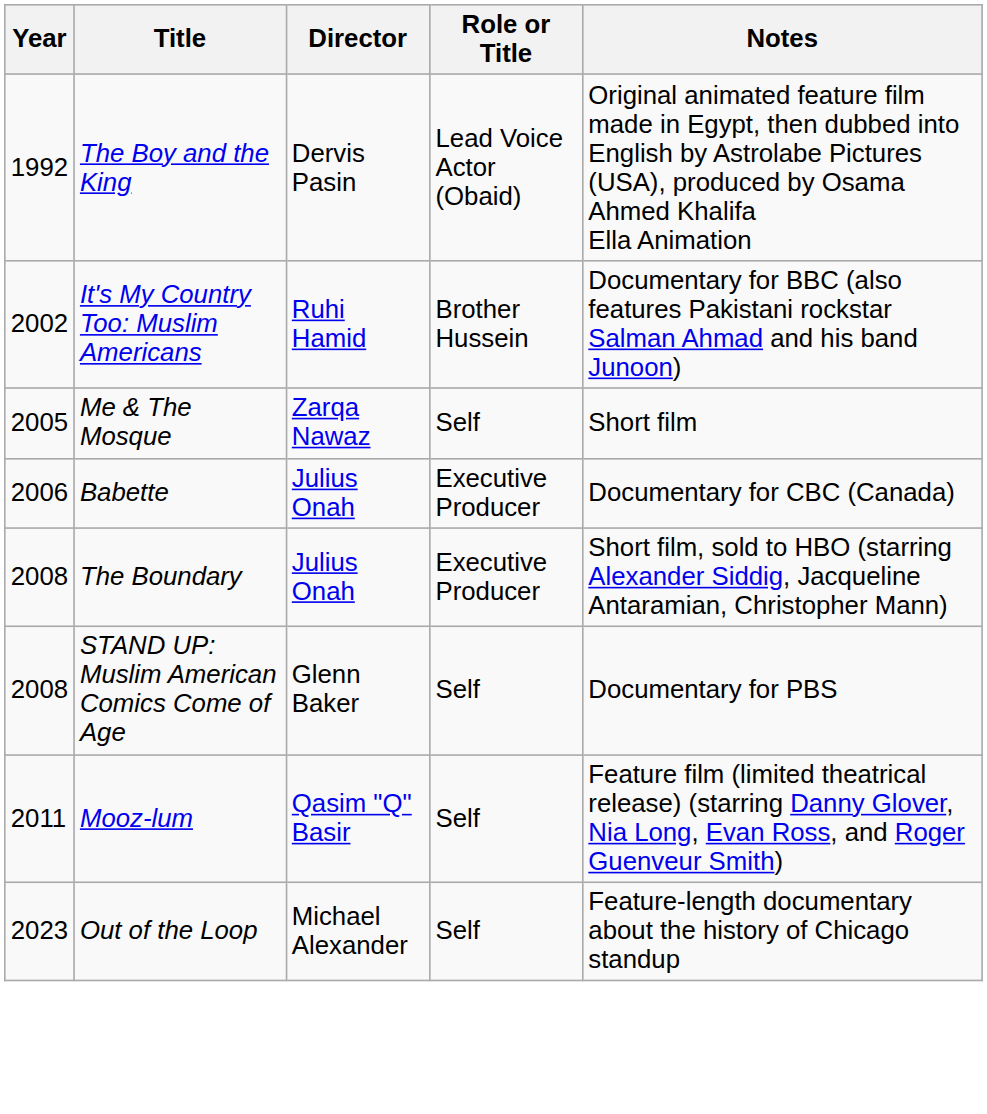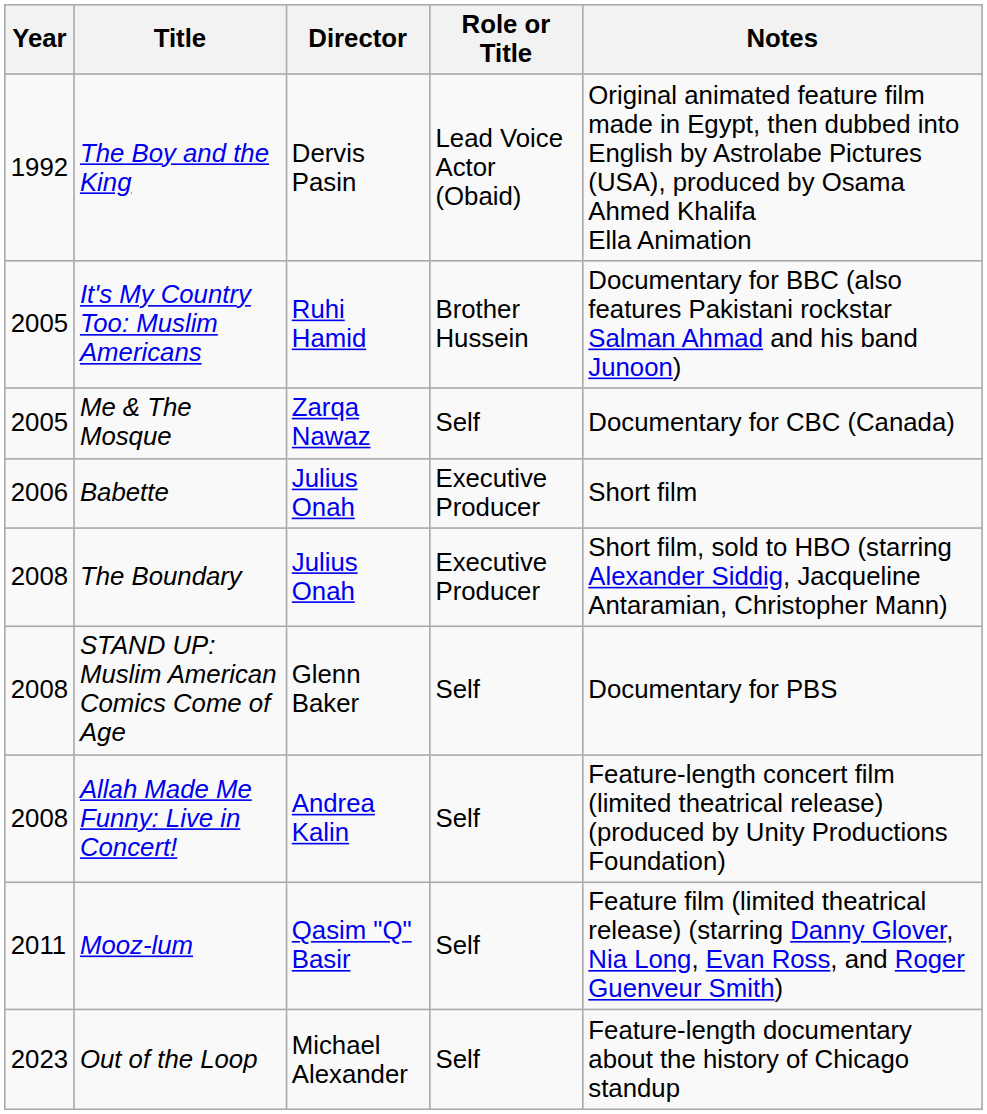(39, 323) 2002 -> (39, 323) 2005
(643, 422) Short film -> (772, 422) Documentary for CBC (Canada)
(772, 492) Documentary for CBC (Canada) -> (643, 492) Short film
+ row: (166, 818)
